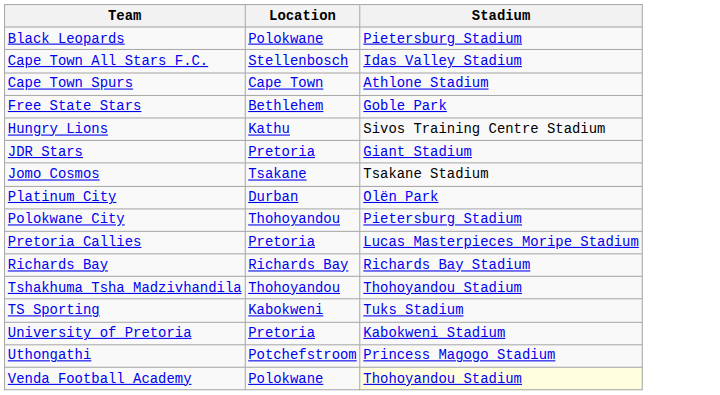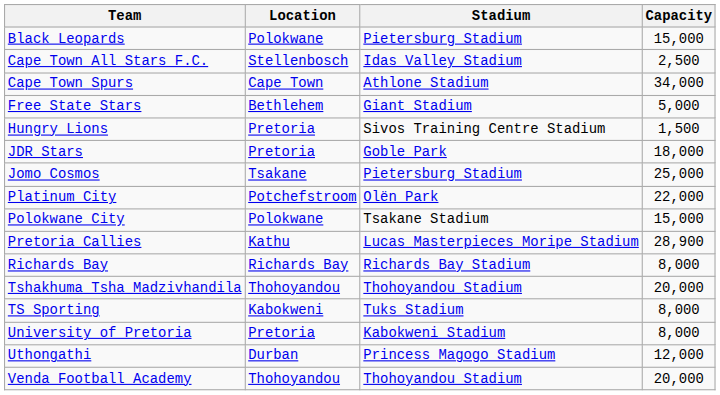+ column: (679, 16)
(405, 107) Goble Park -> (418, 107) Giant Stadium
(269, 129) Kathu -> (282, 129) Pretoria
(418, 152) Giant Stadium -> (405, 152) Goble Park
(426, 175) Tsakane Stadium -> (443, 175) Pietersburg Stadium
(273, 197) Durban -> (302, 197) Potchefstroom
(294, 220) Thohoyandou -> (286, 220) Polokwane
(443, 220) Pietersburg Stadium -> (426, 220) Tsakane Stadium
(282, 243) Pretoria -> (269, 243) Kathu
(302, 356) Potchefstroom -> (273, 356) Durban
(286, 379) Polokwane -> (294, 379) Thohoyandou
(443, 379) lightyellow background -> (443, 379) no background
